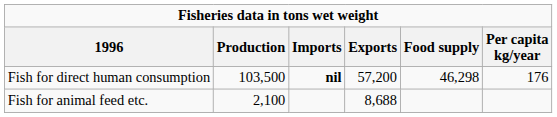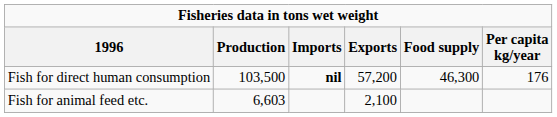(459, 77) 46,298 -> (459, 77) 46,300
(269, 100) 2,100 -> (269, 100) 6,603
(381, 100) 8,688 -> (381, 100) 2,100
